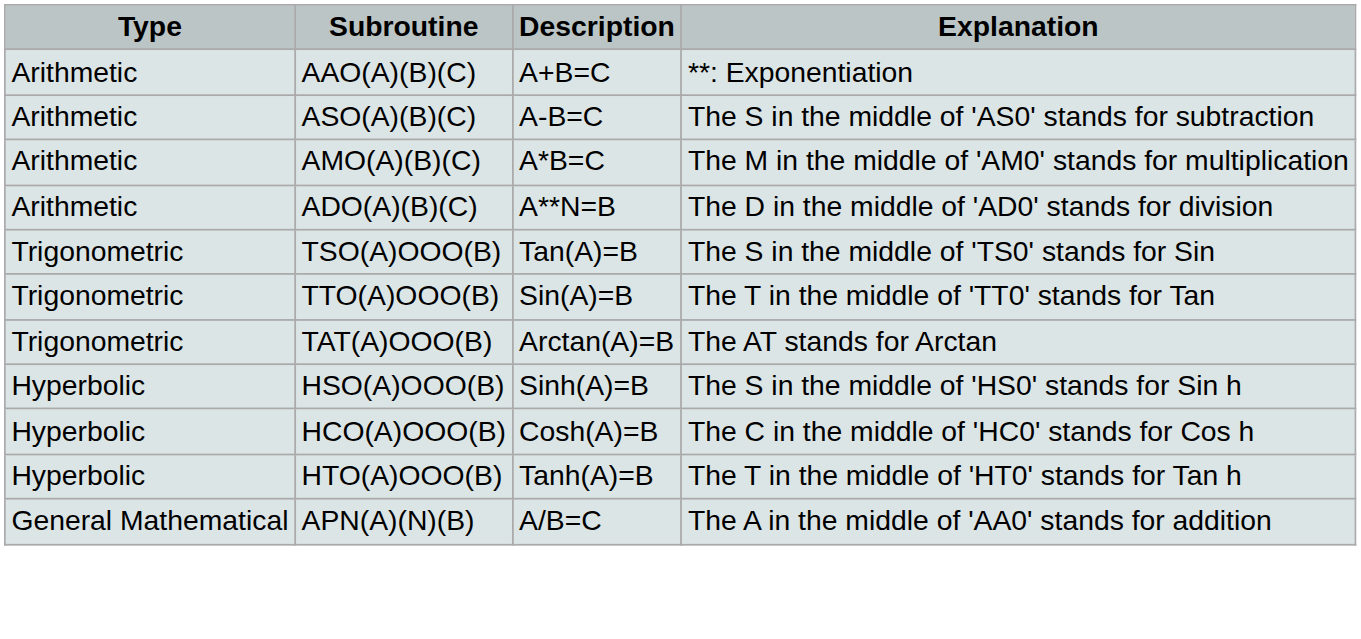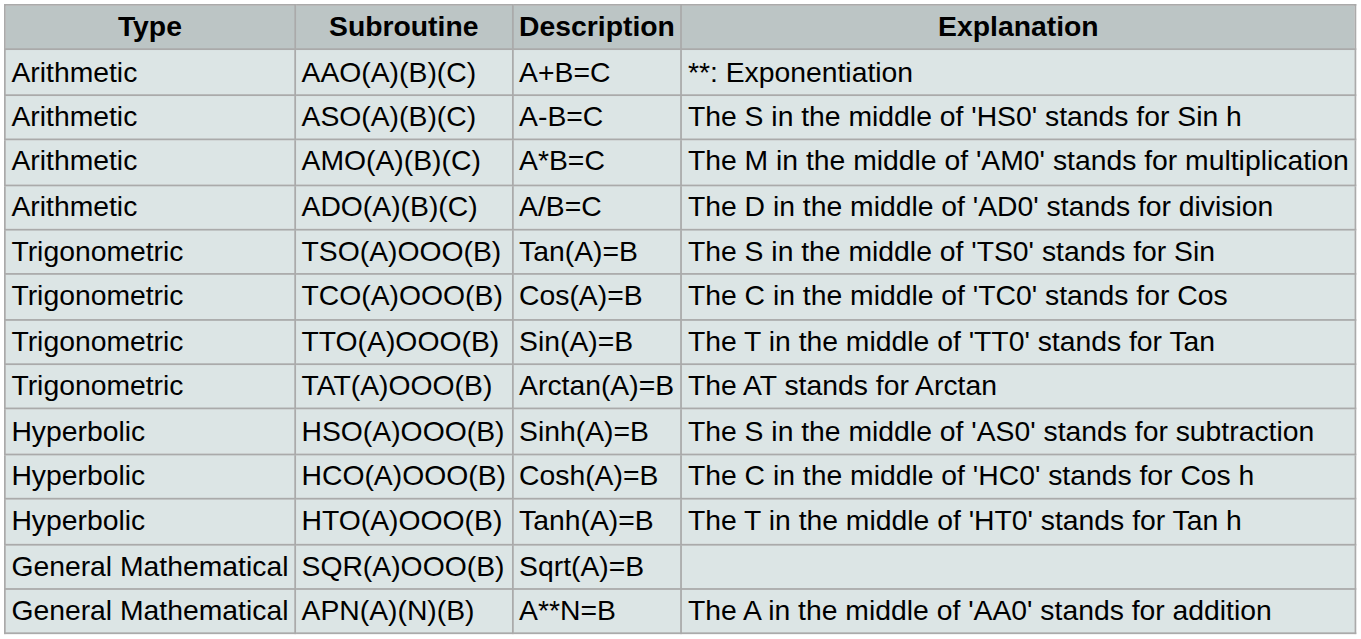(1001, 116) The S in the middle of 'AS0' stands for subtraction -> (965, 116) The S in the middle of 'HS0' stands for Sin h
(567, 206) A**N=B -> (560, 206) A/B=C
+ row: (402, 296)
(965, 386) The S in the middle of 'HS0' stands for Sin h -> (1001, 431) The S in the middle of 'AS0' stands for subtraction
+ row: (403, 565)
(560, 521) A/B=C -> (567, 610) A**N=B
